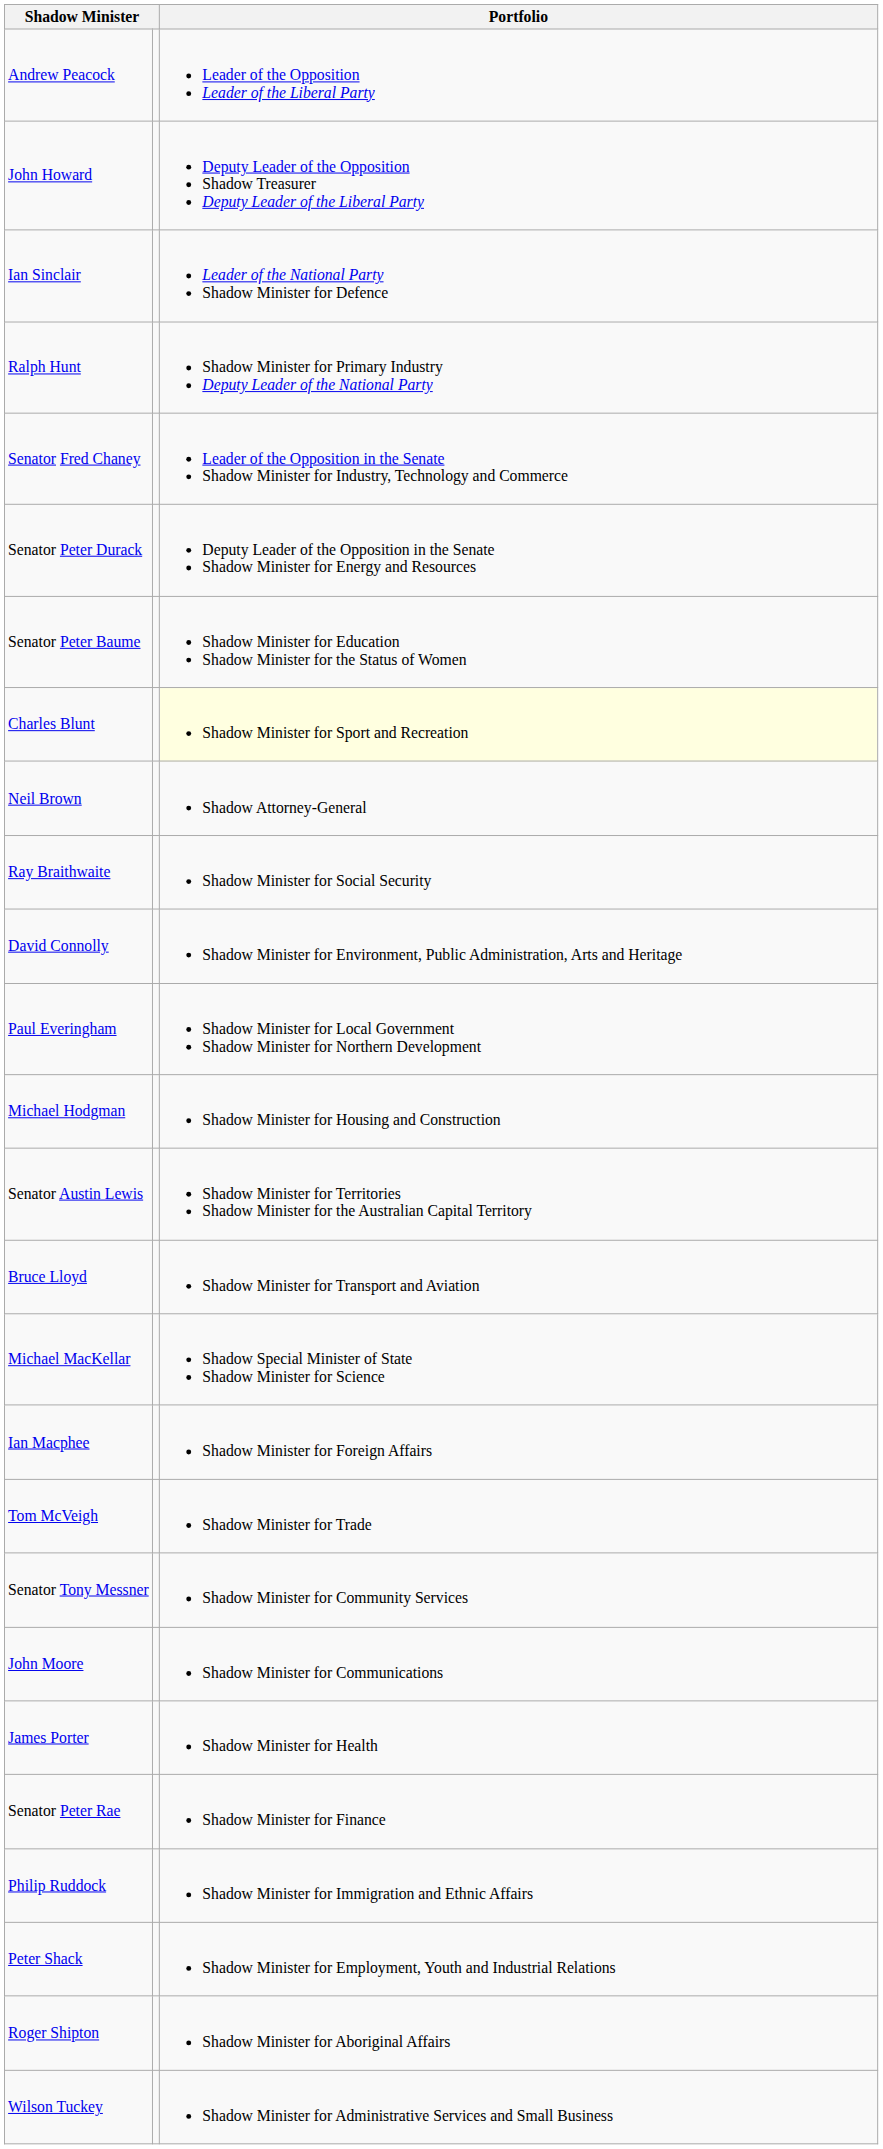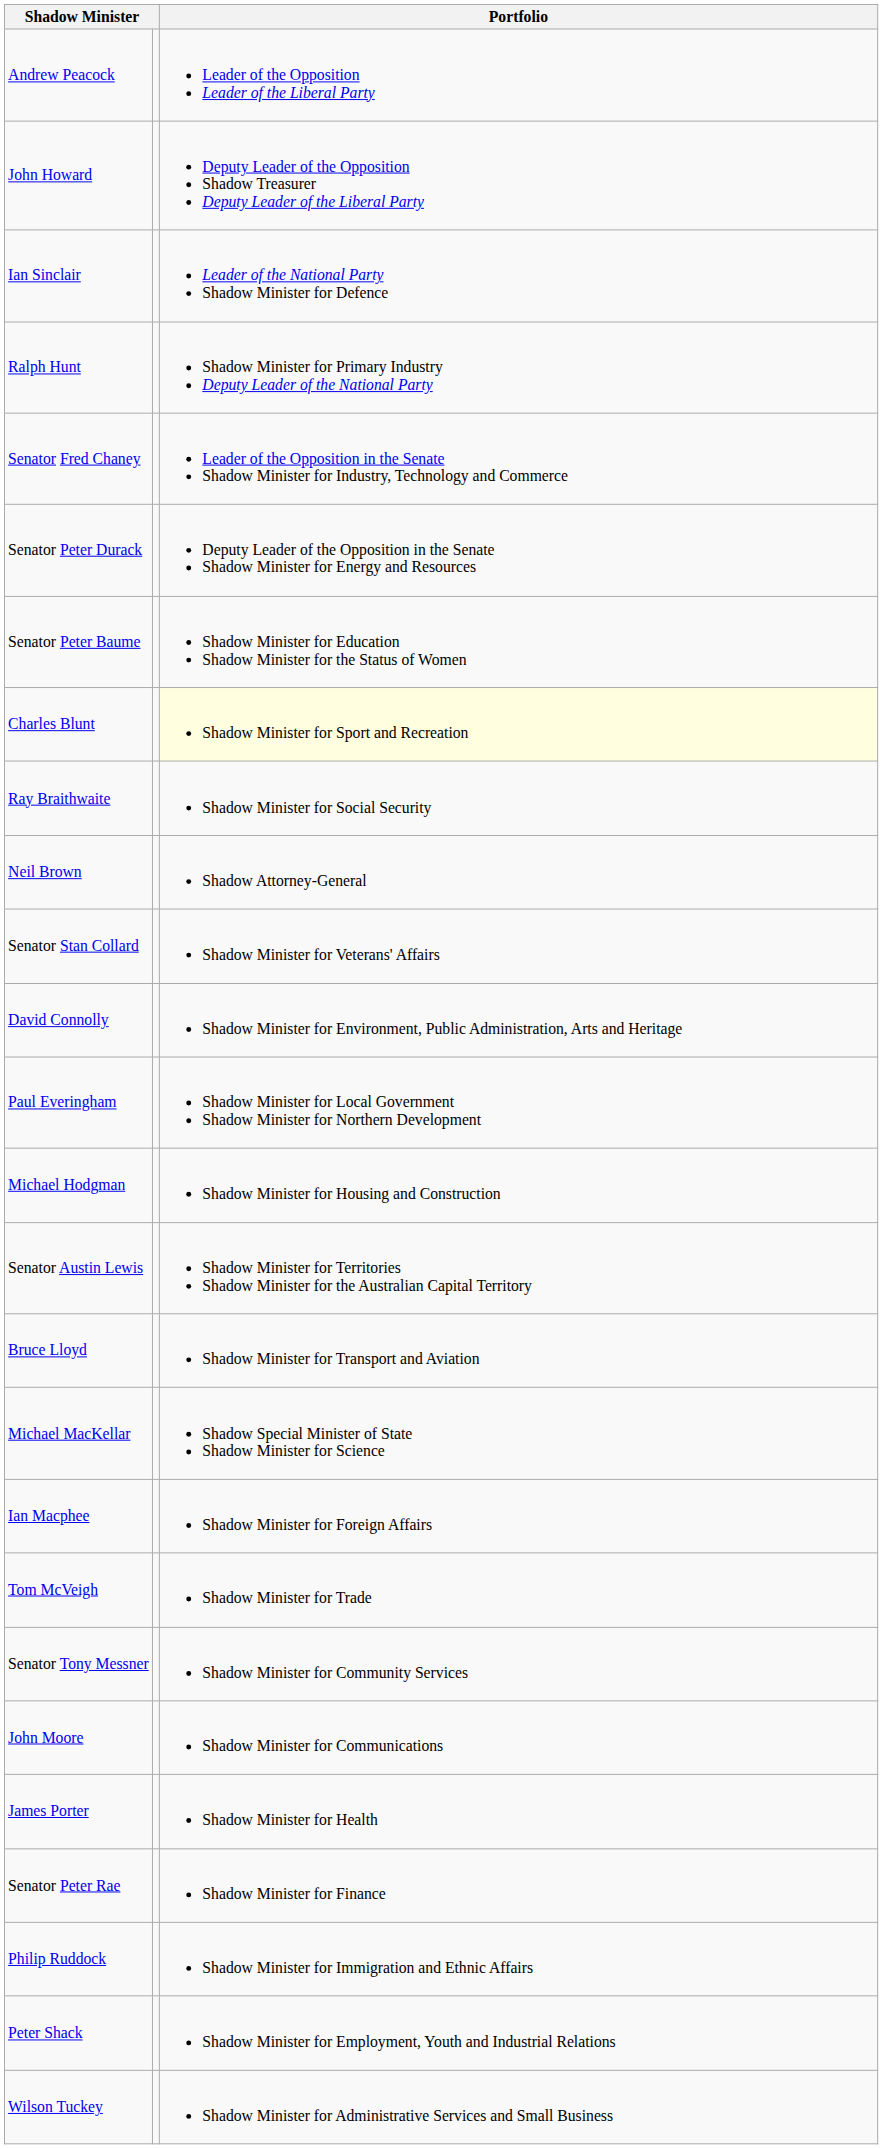rows swapped: (59, 872) <-> (45, 798)
+ row: (73, 946)
- row: (54, 2033)
